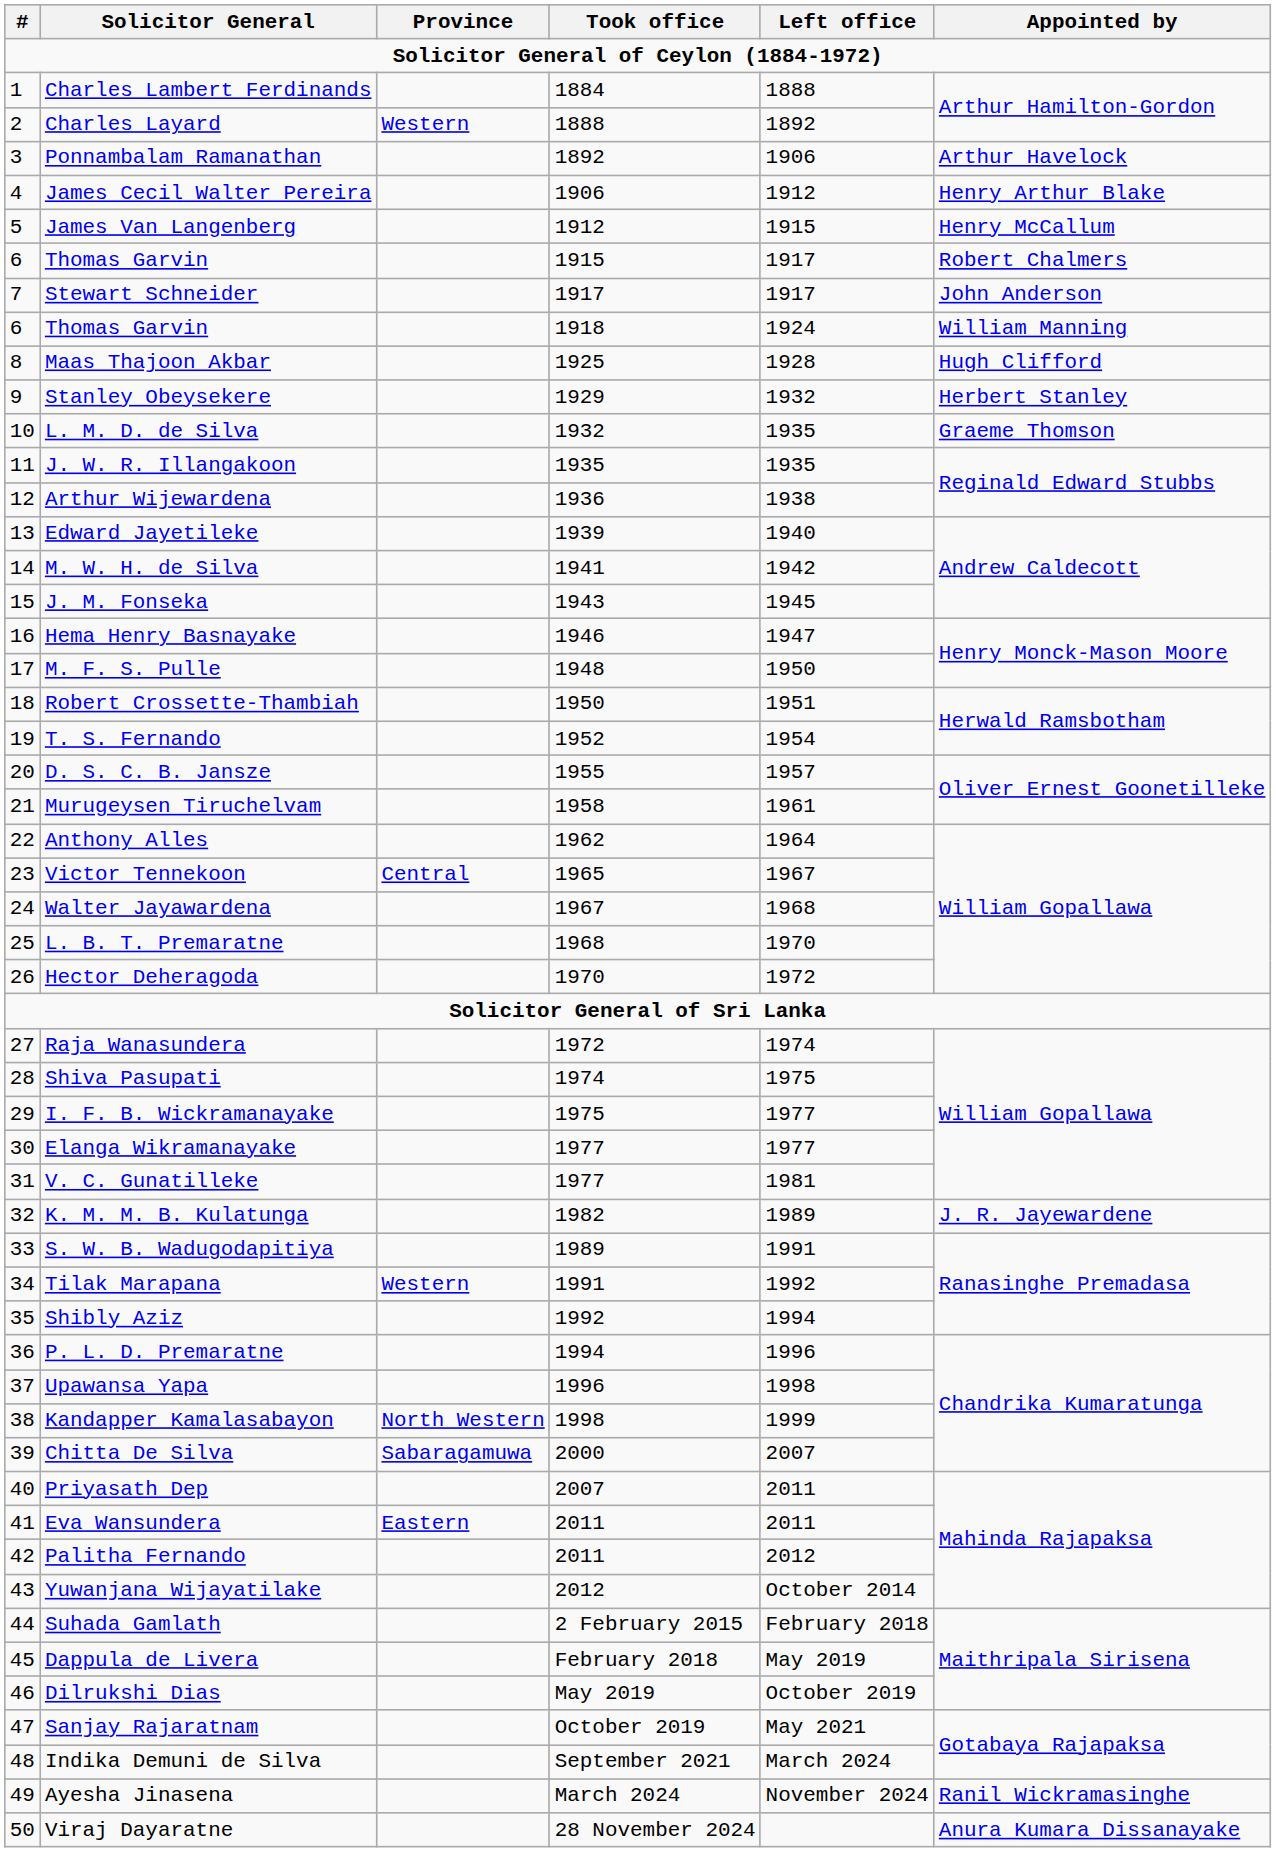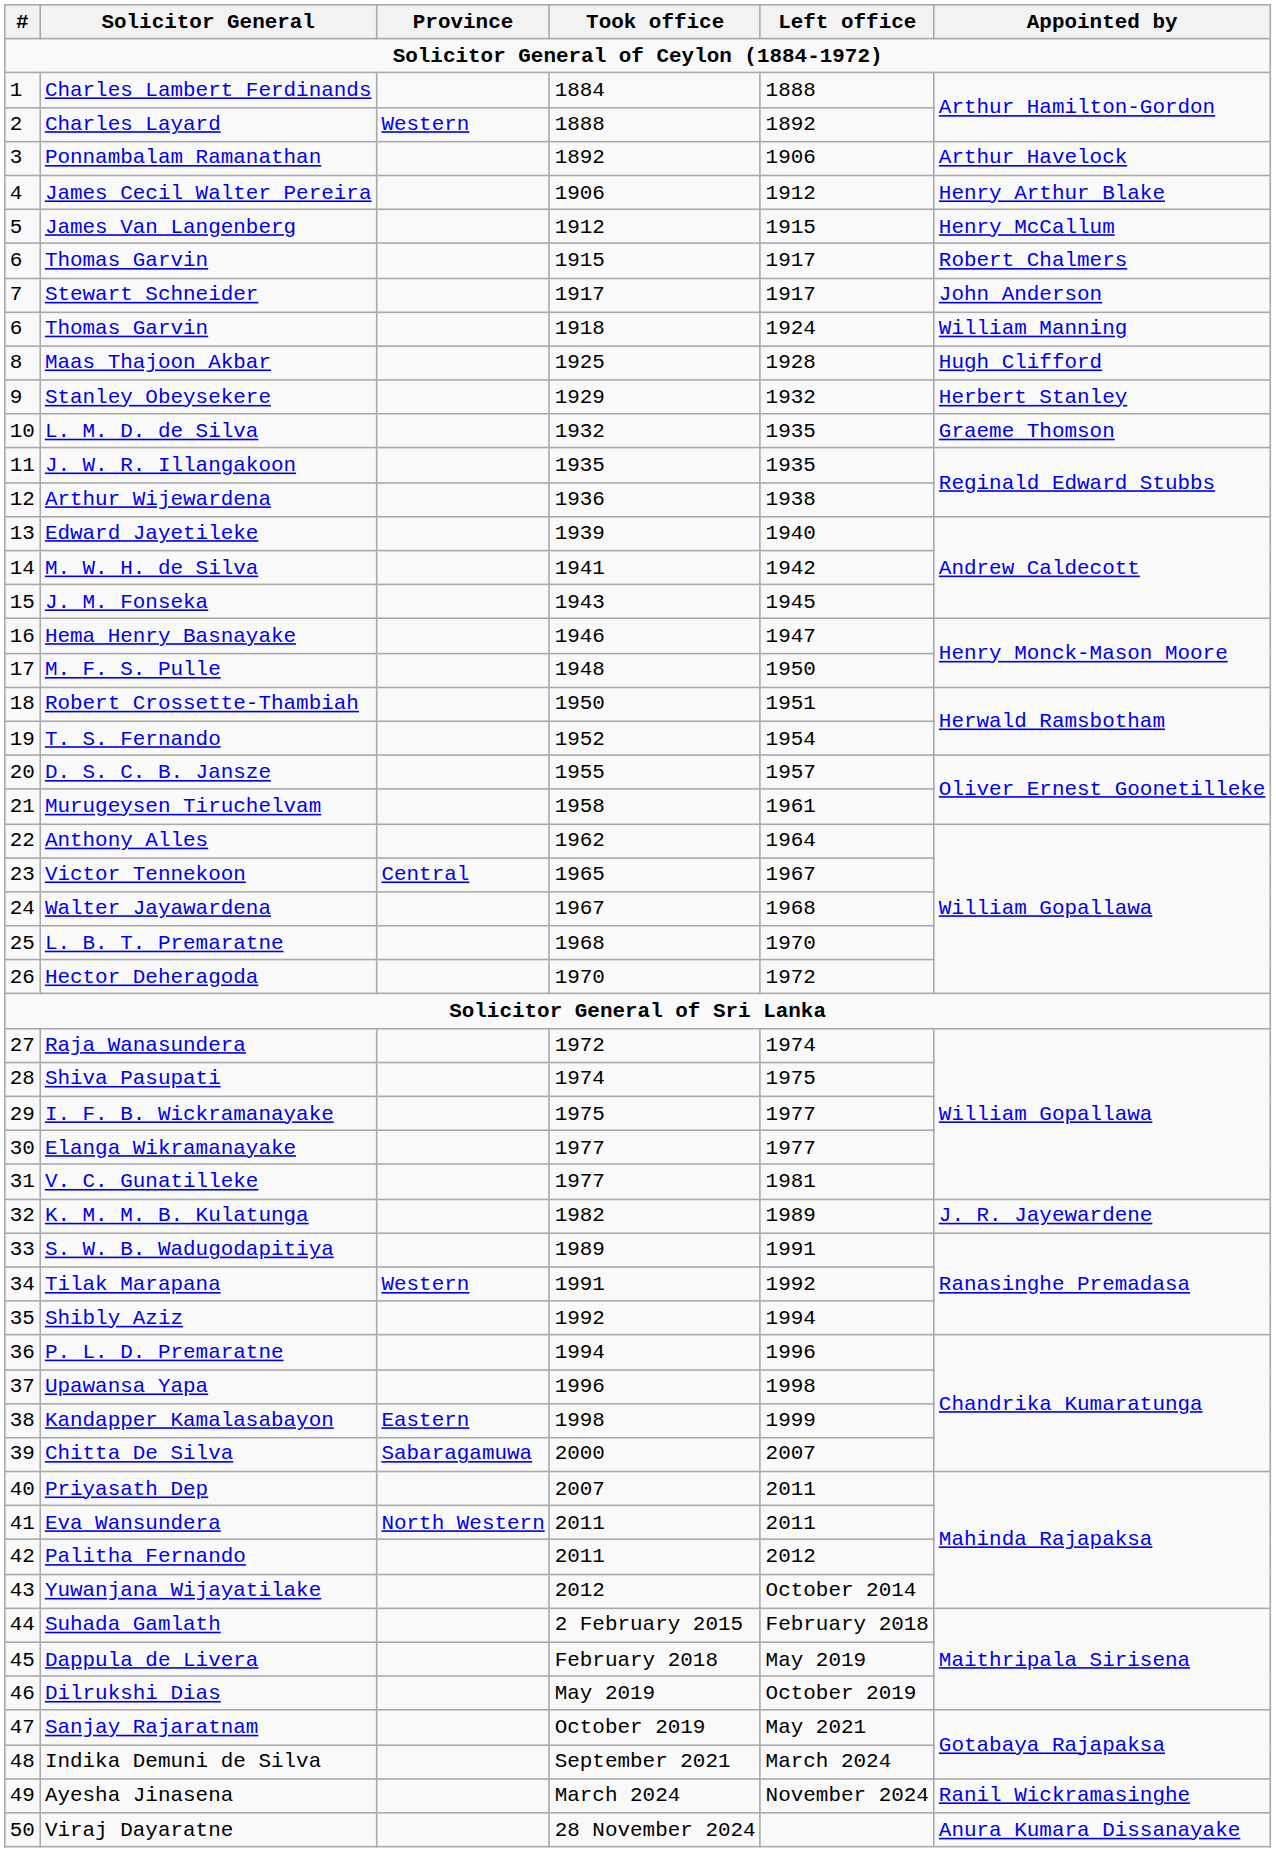(463, 1420) North Western -> (425, 1420) Eastern
(425, 1523) Eastern -> (463, 1523) North Western
